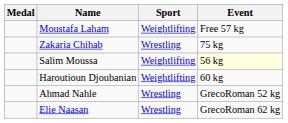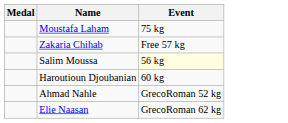- column: (168, 12)
(222, 28) Free 57 kg -> (152, 28) 75 kg
(212, 45) 75 kg -> (163, 45) Free 57 kg
